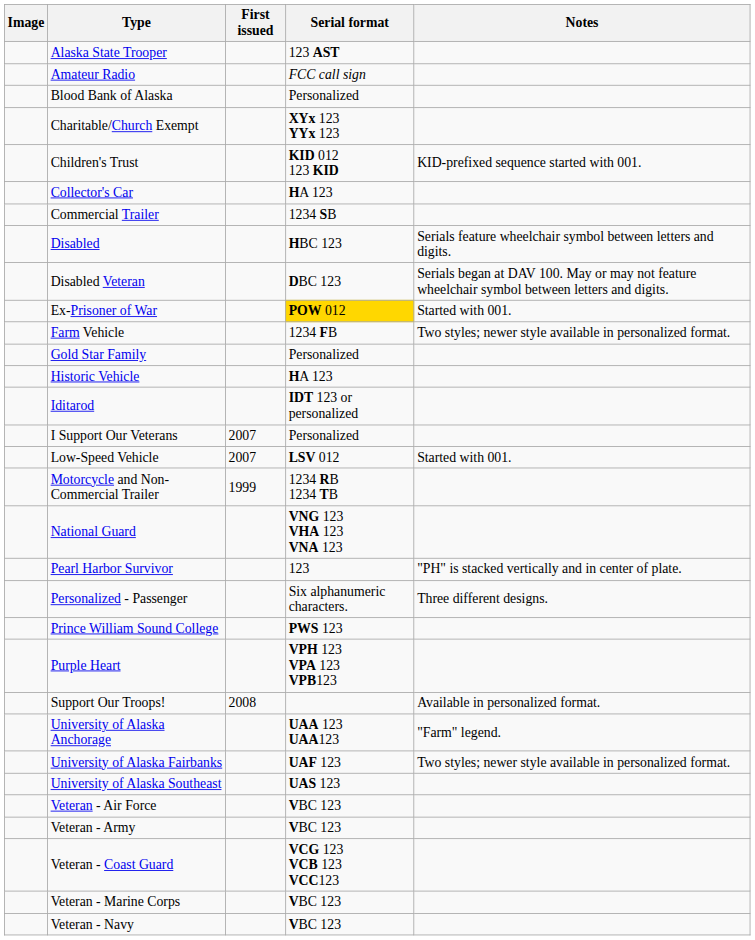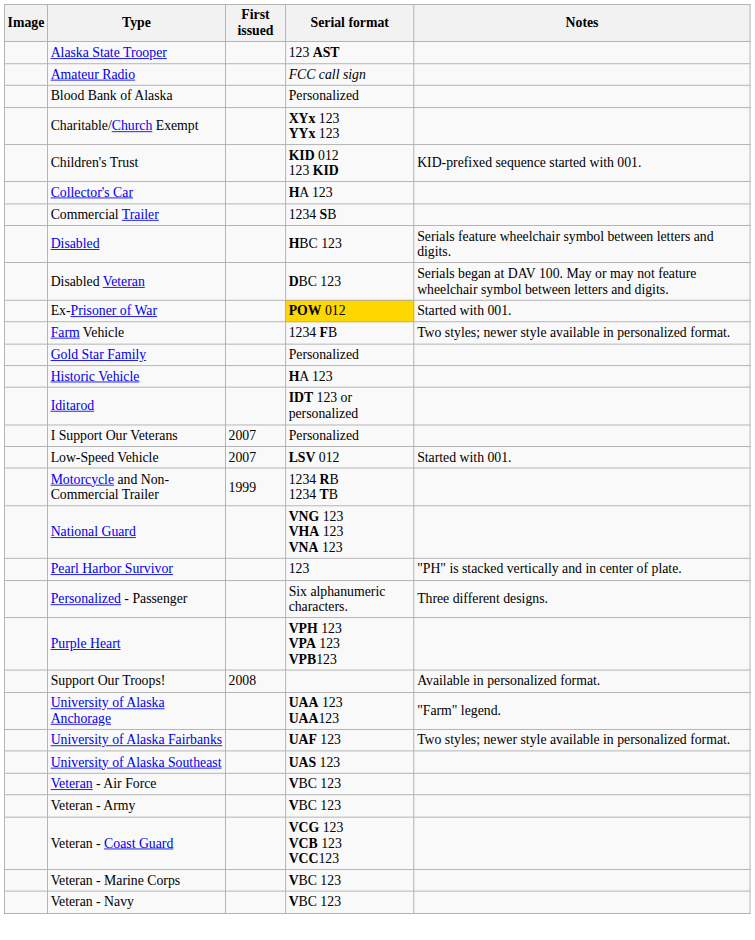- row: (134, 628)
